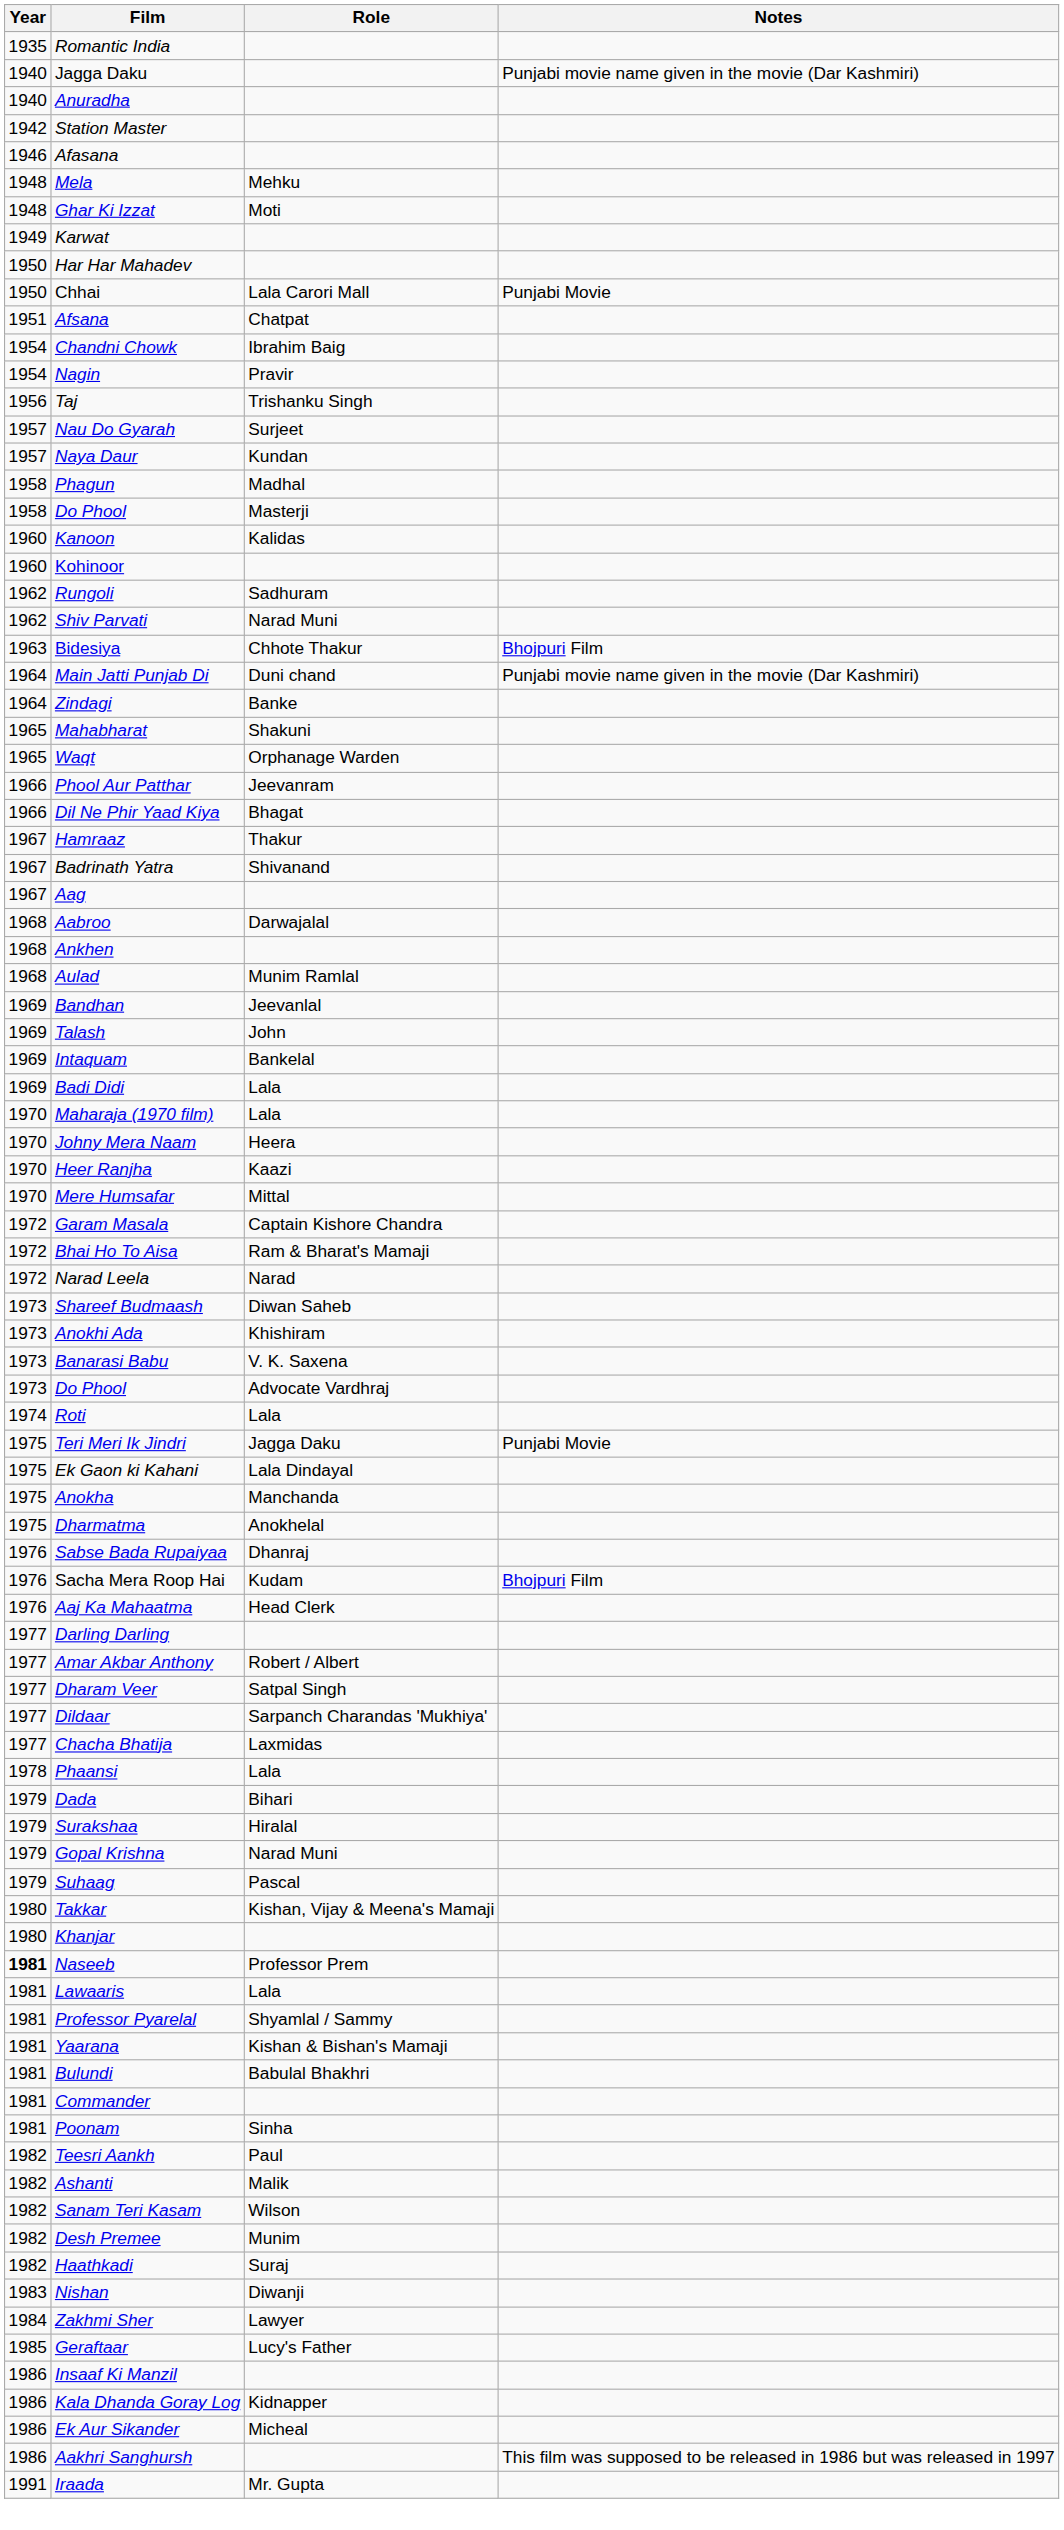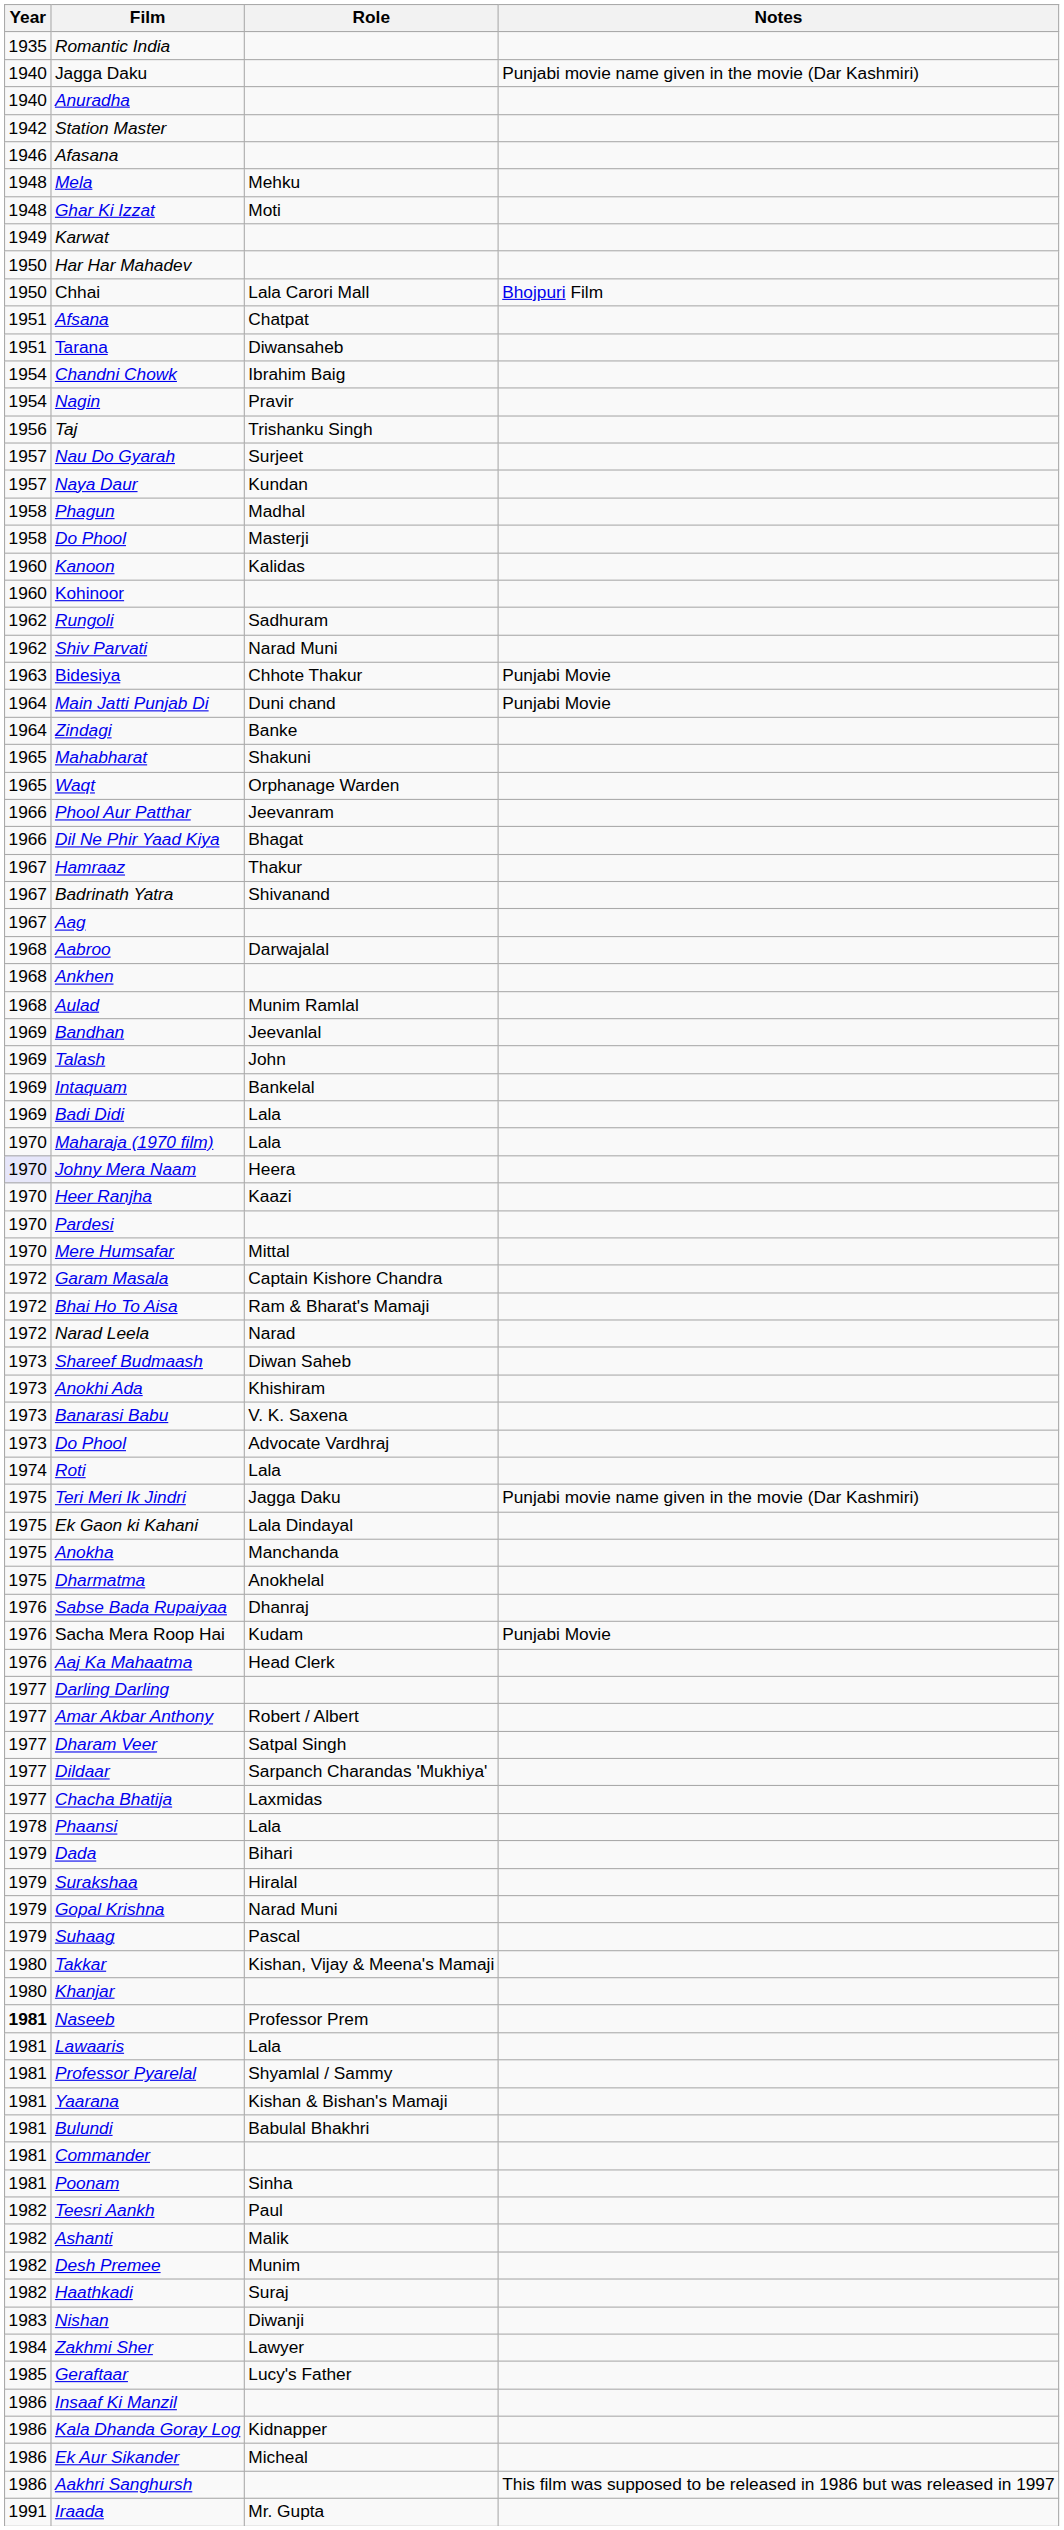(557, 292) Punjabi Movie -> (553, 292) Bhojpuri Film
+ row: (81, 347)
(553, 648) Bhojpuri Film -> (557, 675) Punjabi Movie
(711, 675) Punjabi movie name given in the movie (Dar Kashmiri) -> (557, 703) Punjabi Movie
(28, 1141) no background -> (28, 1169) lavender background
+ row: (84, 1224)
(557, 1443) Punjabi Movie -> (711, 1498) Punjabi movie name given in the movie (Dar Kashmiri)
(553, 1580) Bhojpuri Film -> (557, 1635) Punjabi Movie
- row: (128, 2210)
